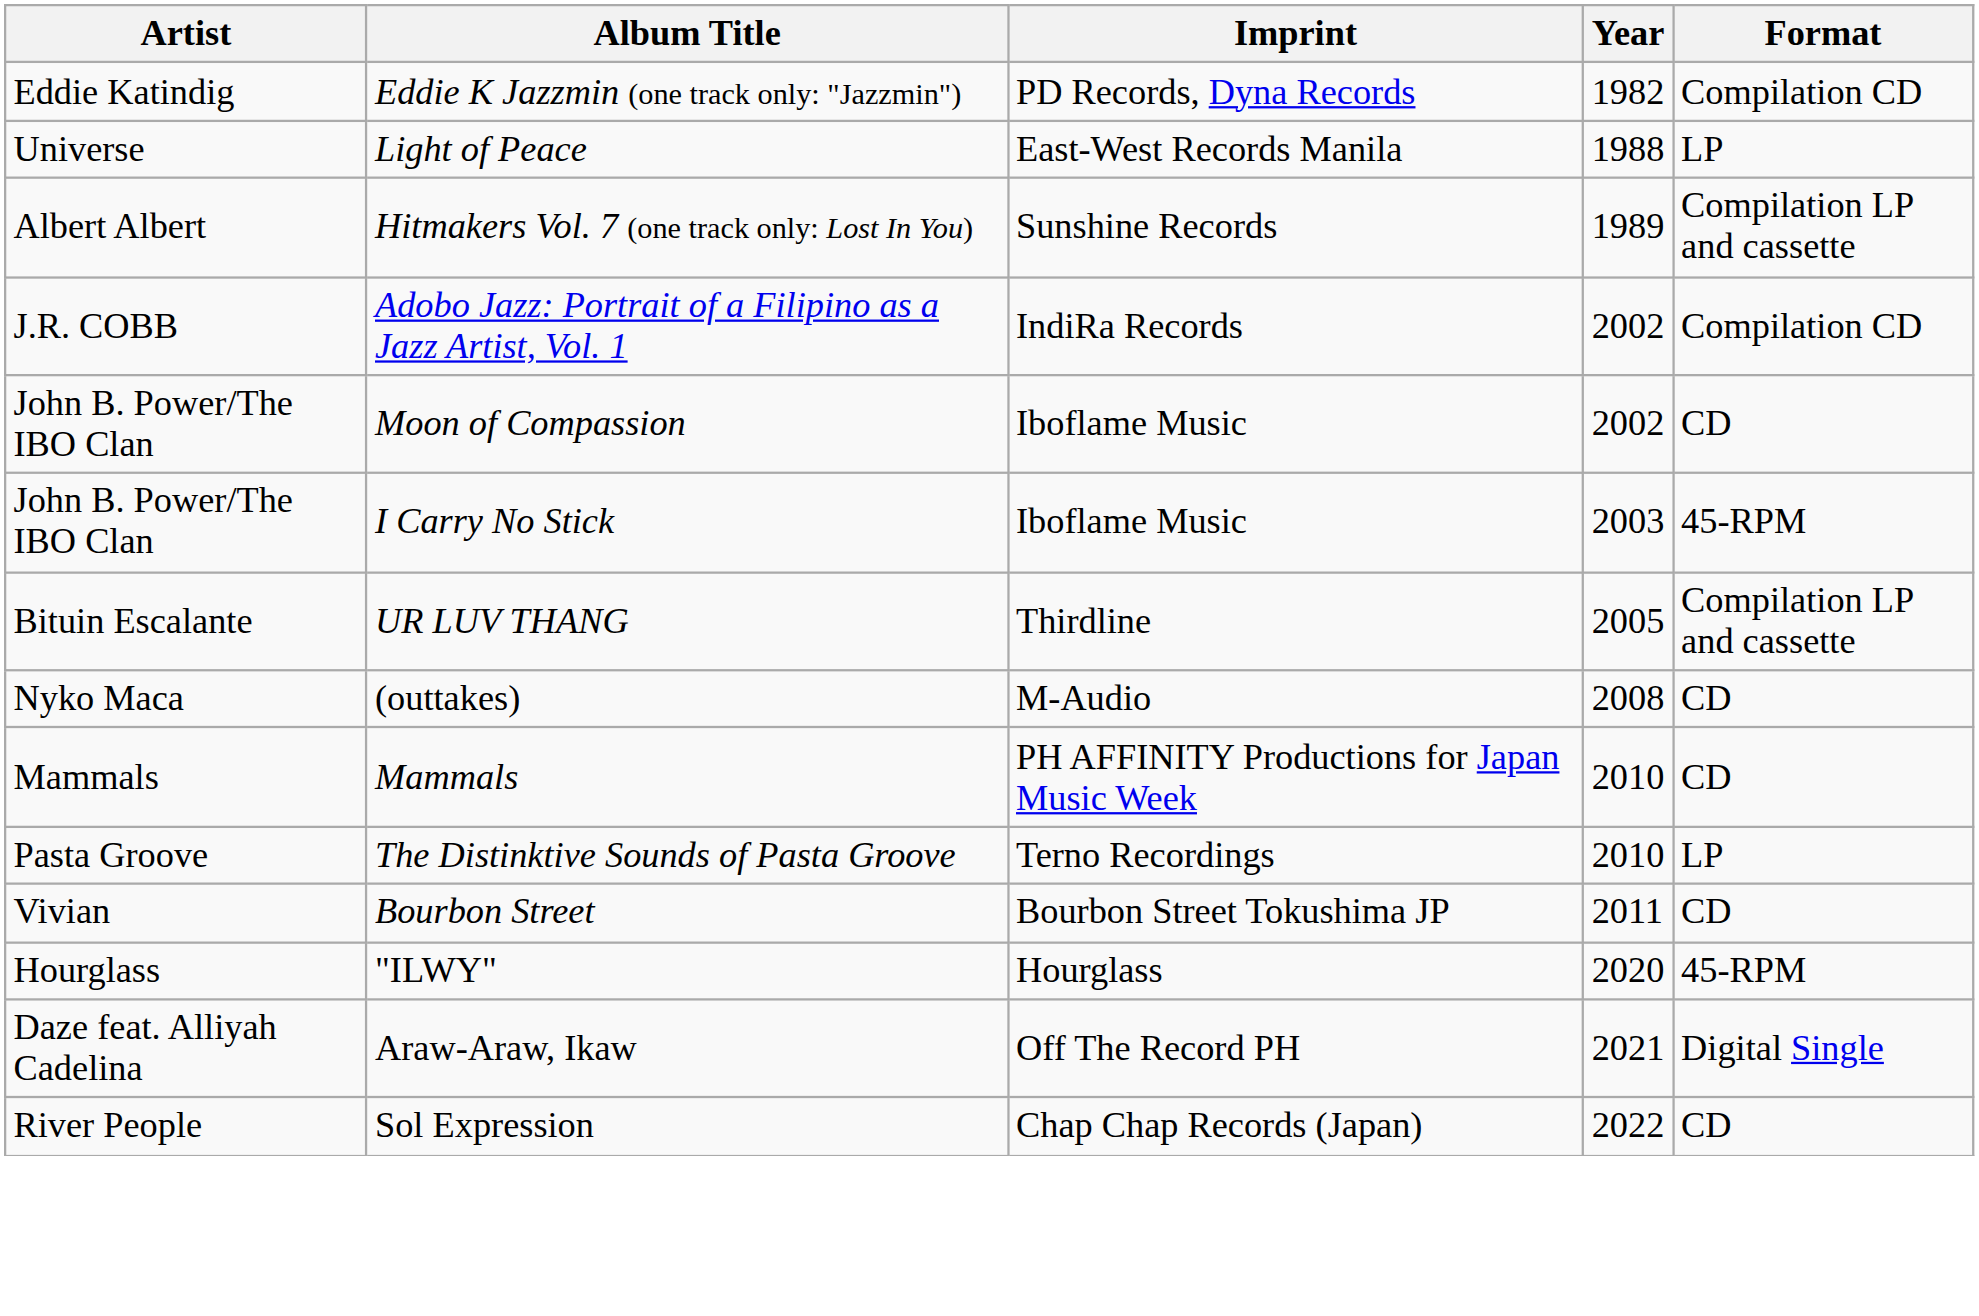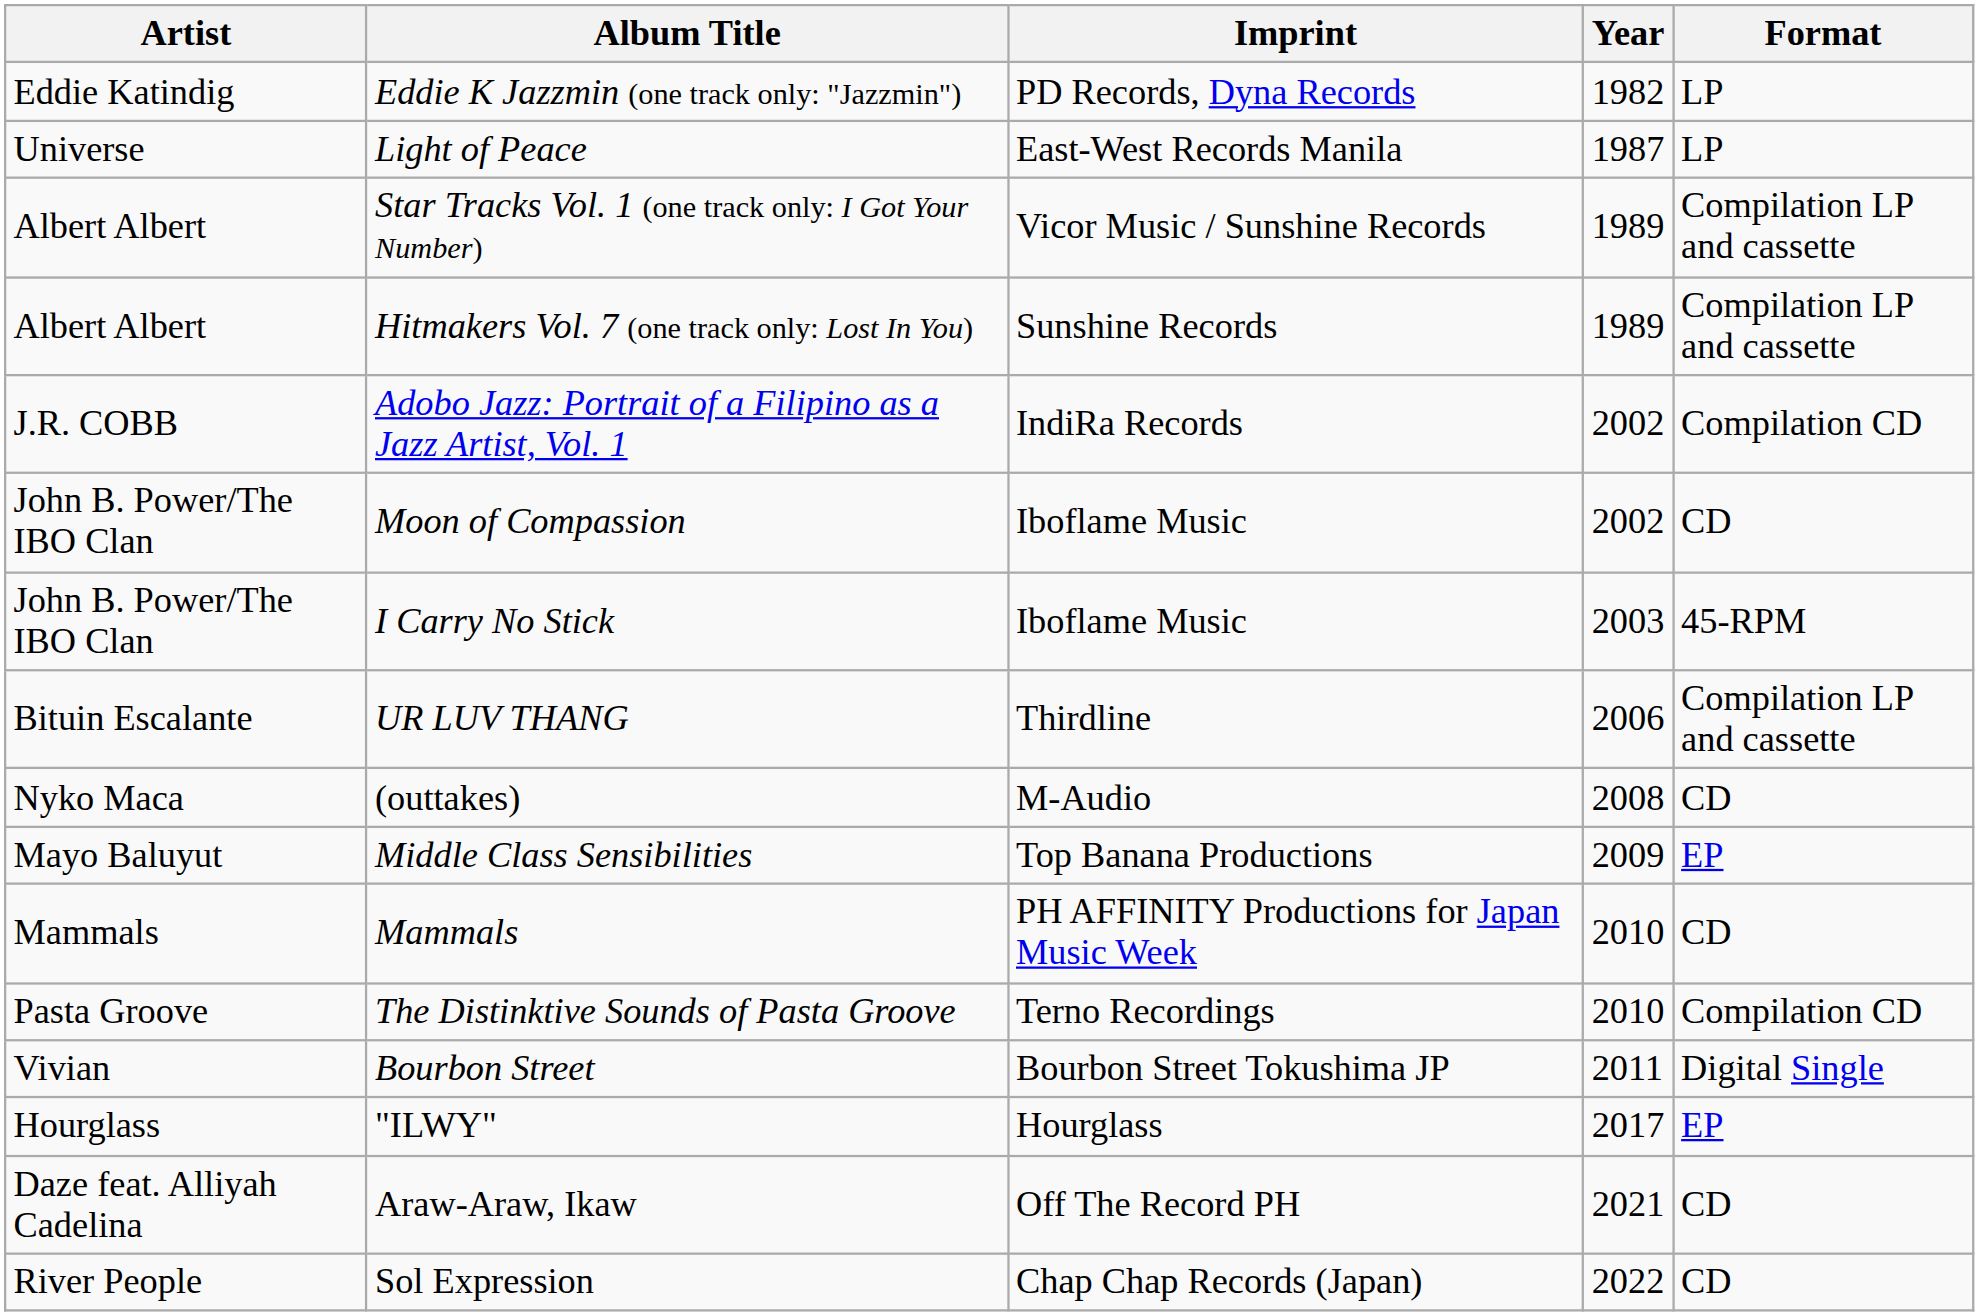(1802, 90) Compilation CD -> (1702, 90) LP
(1628, 148) 1988 -> (1628, 148) 1987
+ row: (672, 226)
(1628, 620) 2005 -> (1628, 718) 2006
+ row: (564, 854)
(1702, 854) LP -> (1802, 1010) Compilation CD
(1706, 912) CD -> (1782, 1068) Digital Single
(1628, 969) 2020 -> (1628, 1125) 2017
(1744, 969) 45-RPM -> (1702, 1125) EP
(1782, 1047) Digital Single -> (1706, 1203) CD
